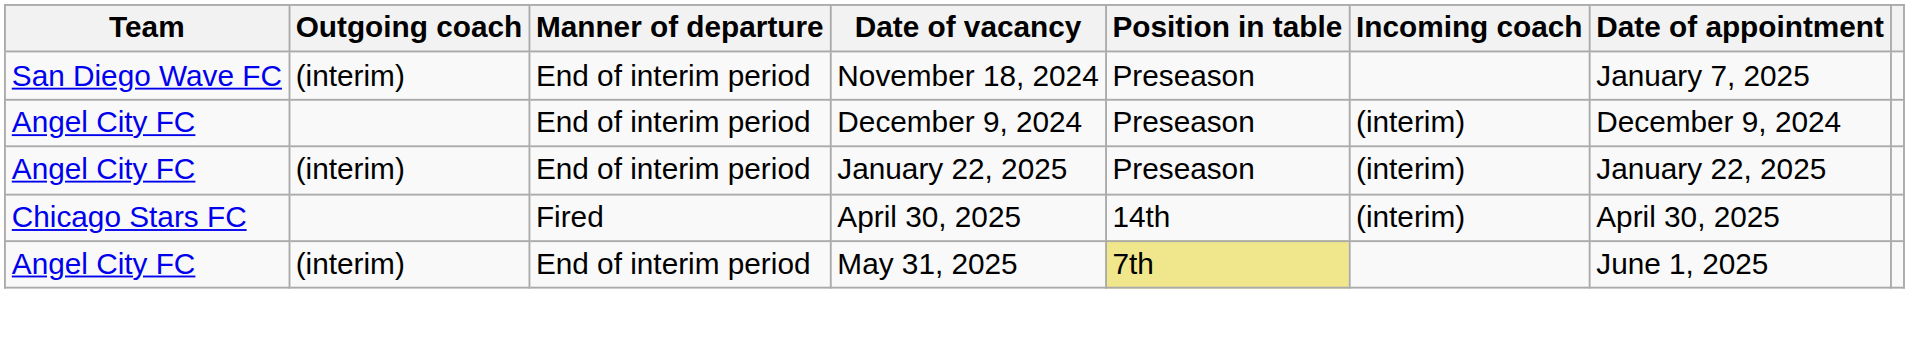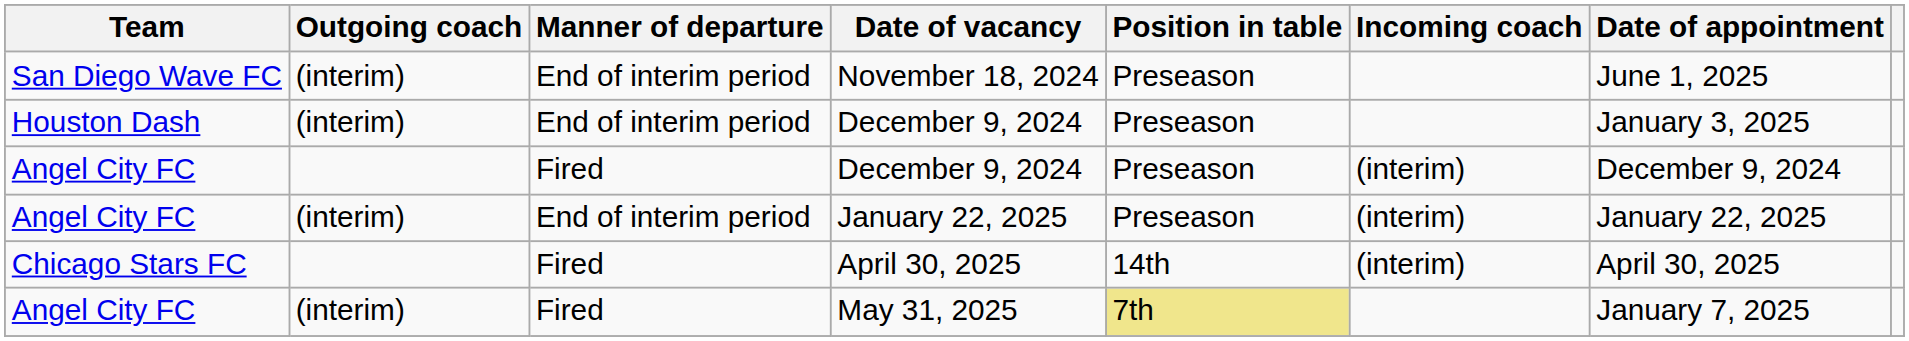(1703, 75) January 7, 2025 -> (1682, 75) June 1, 2025
+ row: (106, 122)
(673, 122) End of interim period -> (570, 169) Fired
(673, 264) End of interim period -> (570, 311) Fired
(1682, 264) June 1, 2025 -> (1703, 311) January 7, 2025
